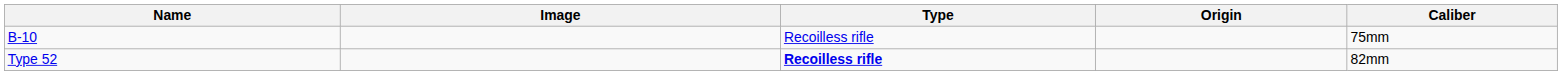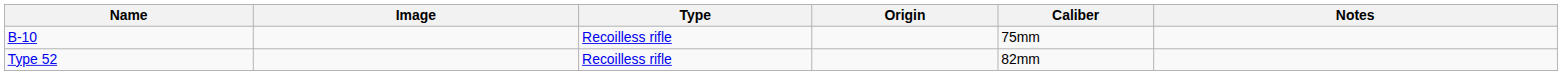+ column: (1355, 15)
(833, 59) bold -> (627, 59) normal
